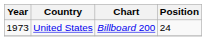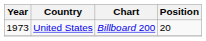(165, 28) 24 -> (165, 28) 20
